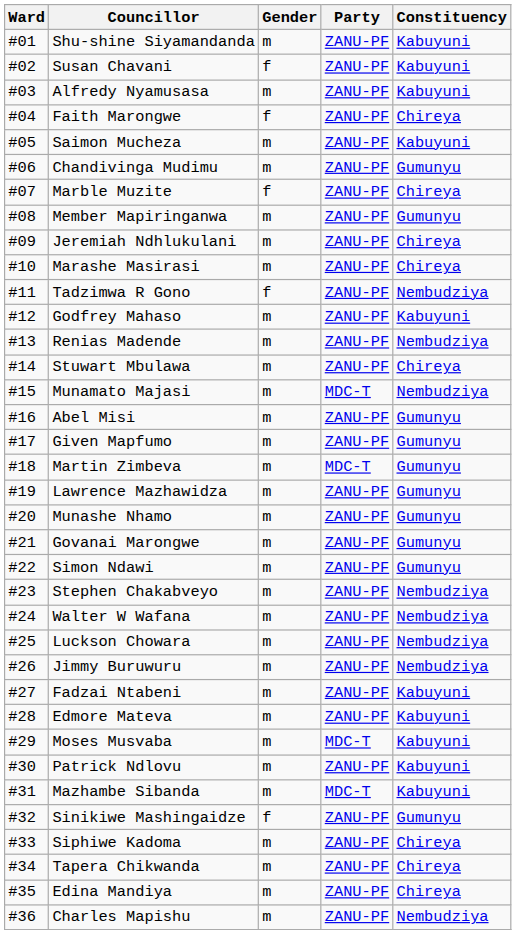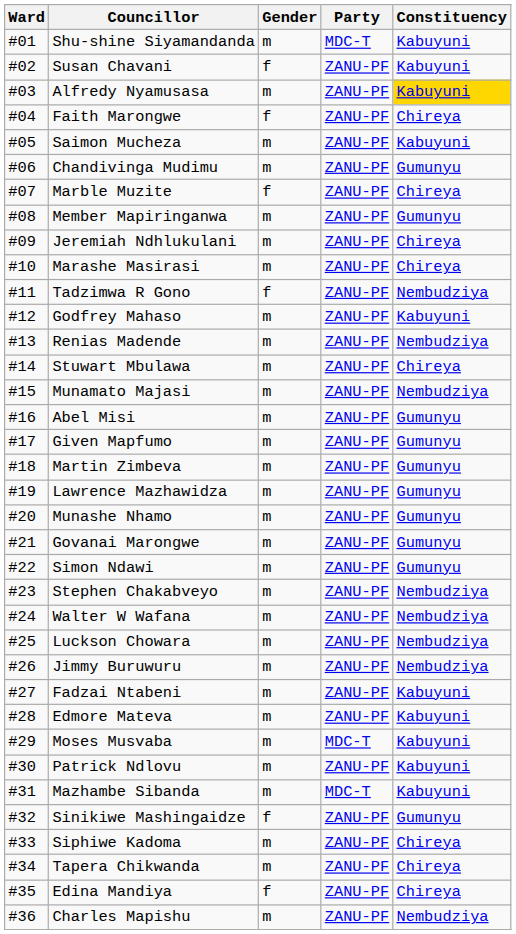(357, 42) ZANU-PF -> (348, 42) MDC-T
(433, 92) no background -> (433, 92) gold background
(348, 392) MDC-T -> (357, 392) ZANU-PF
(348, 467) MDC-T -> (357, 467) ZANU-PF
(267, 892) m -> (267, 892) f
